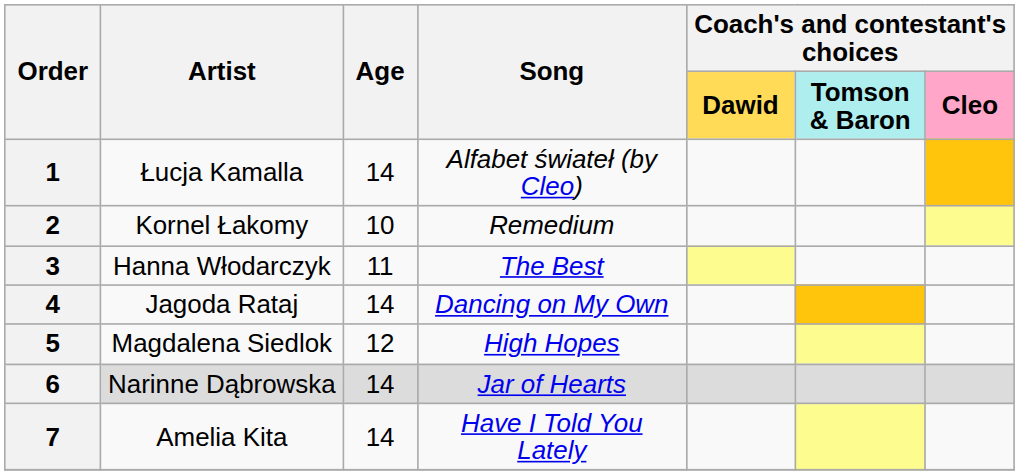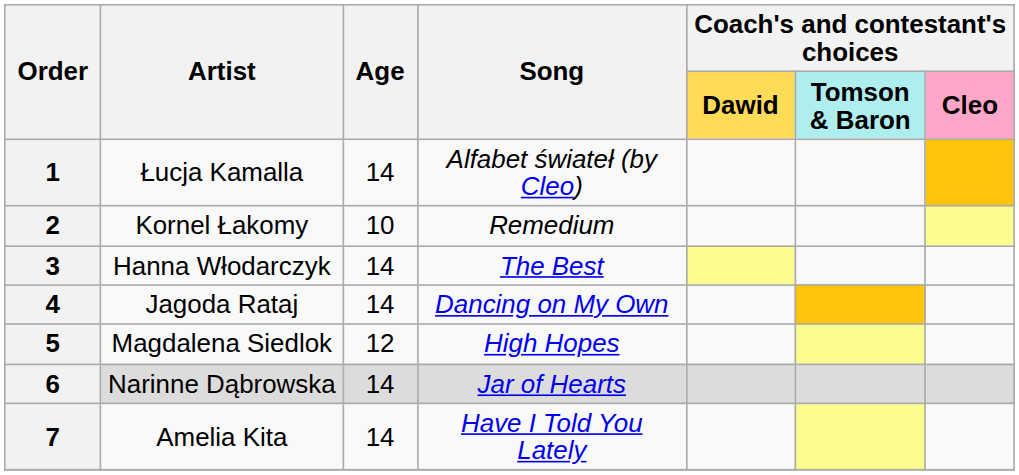(380, 265) 11 -> (380, 265) 14
